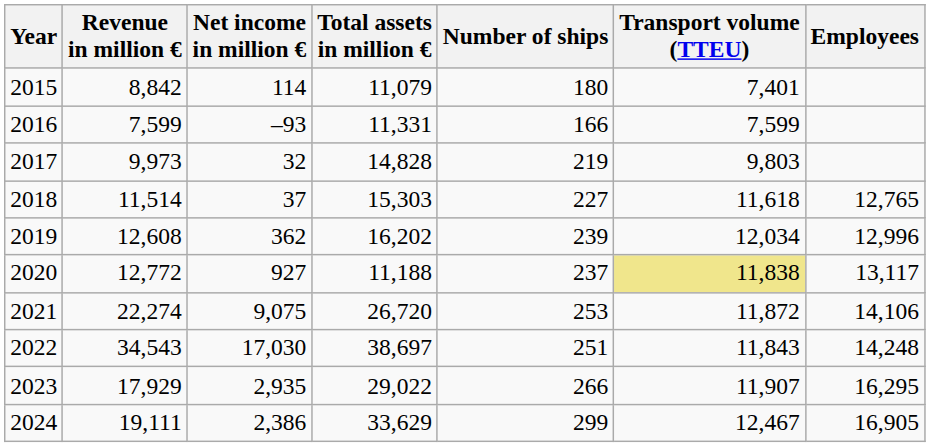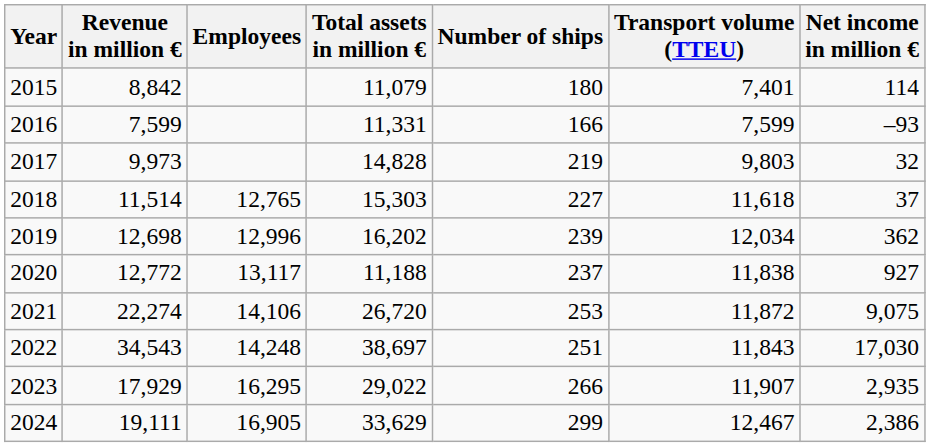columns swapped: (249, 36) <-> (865, 36)
(149, 236) 12,608 -> (149, 236) 12,698
(768, 273) khaki background -> (763, 273) no background
